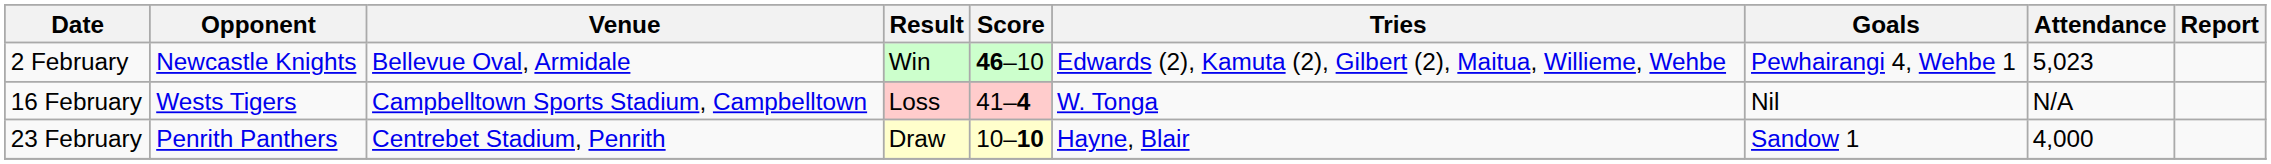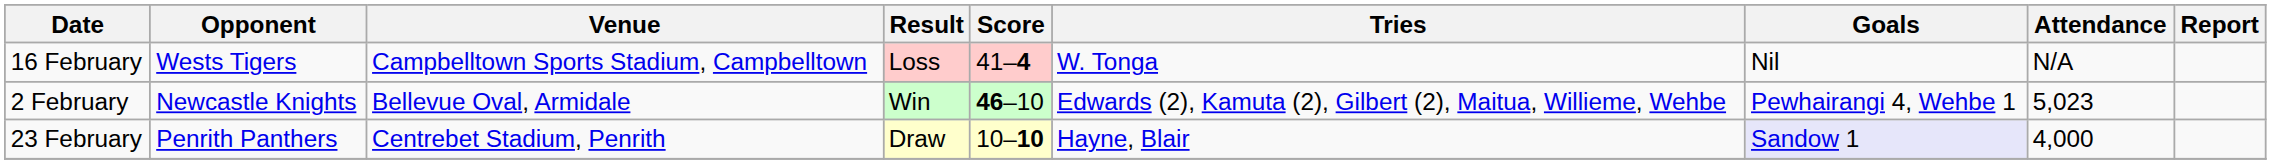rows swapped: (69, 62) <-> (76, 100)
(1805, 139) no background -> (1805, 139) lavender background
